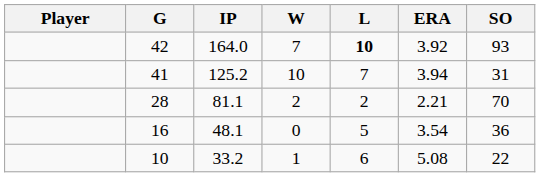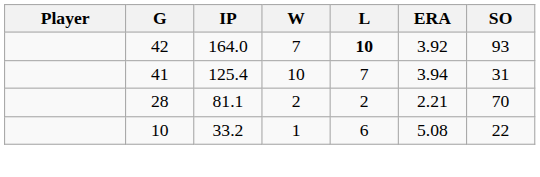(228, 74) 125.2 -> (228, 74) 125.4
- row: (160, 130)
